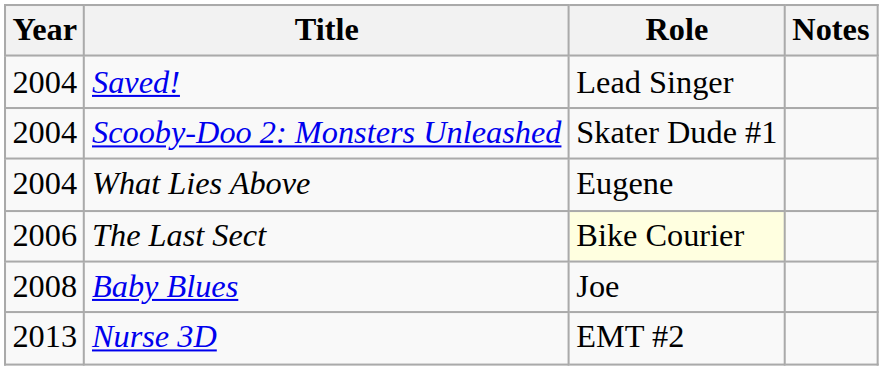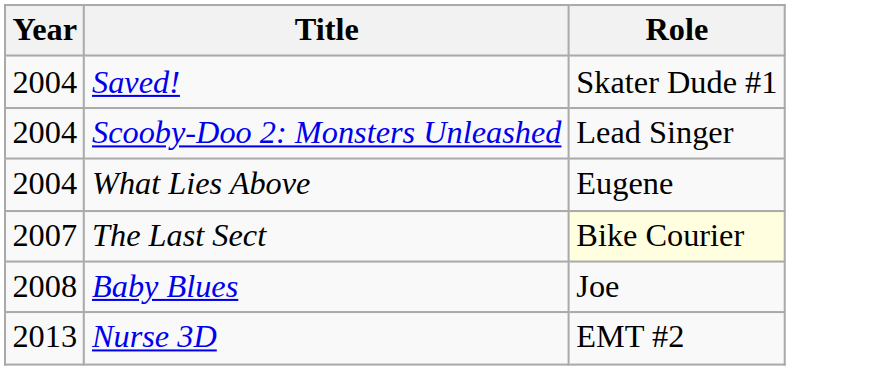- column: (831, 30)
(655, 81) Lead Singer -> (677, 81) Skater Dude #1
(677, 132) Skater Dude #1 -> (655, 132) Lead Singer
(45, 235) 2006 -> (45, 235) 2007
